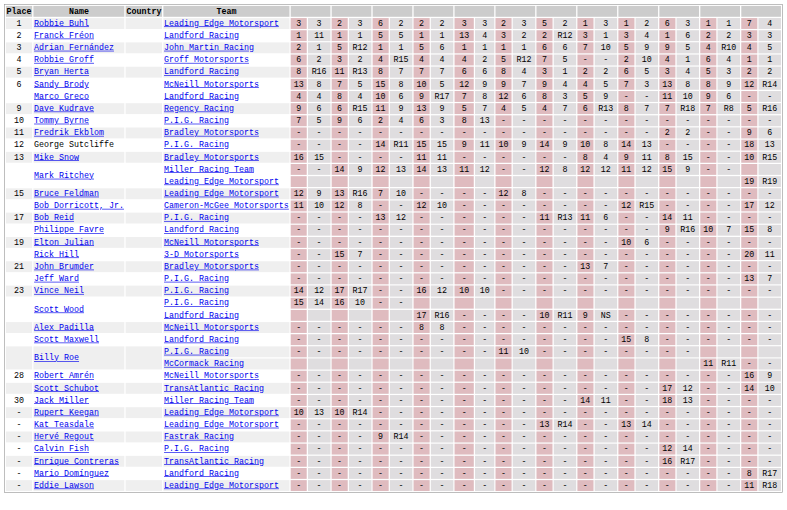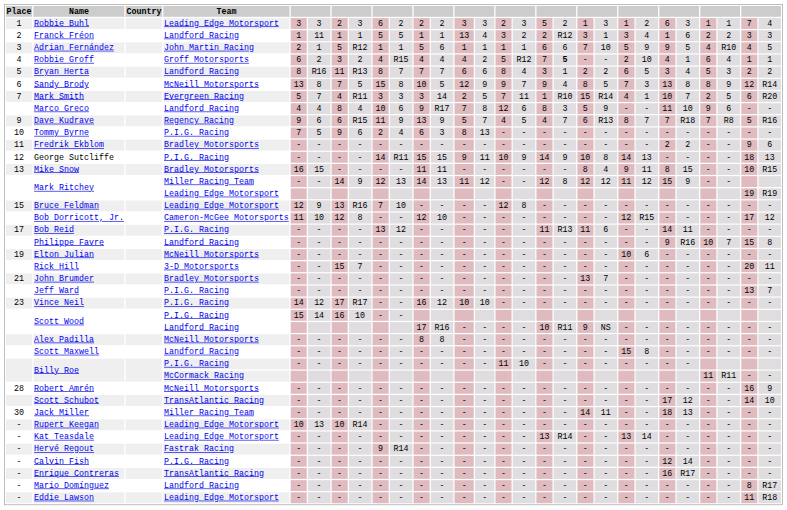(565, 60) normal -> (565, 60) bold
(585, 84) 4 -> (585, 84) 8
+ row: (59, 96)
